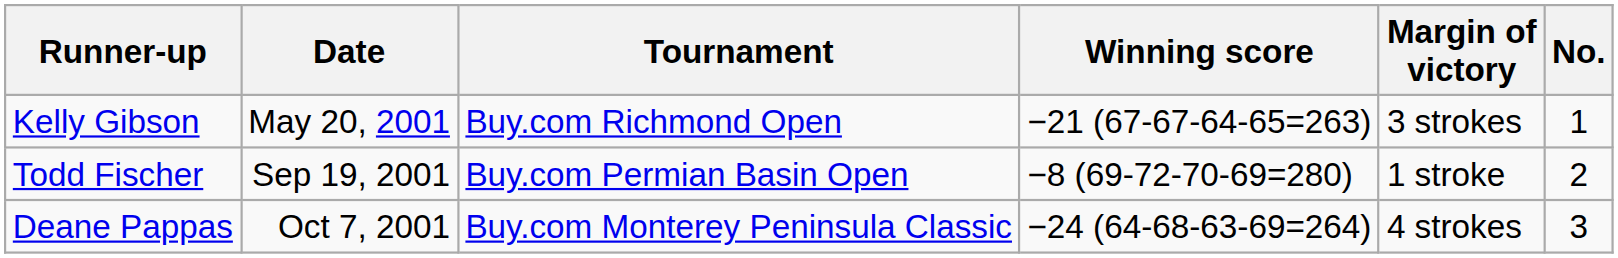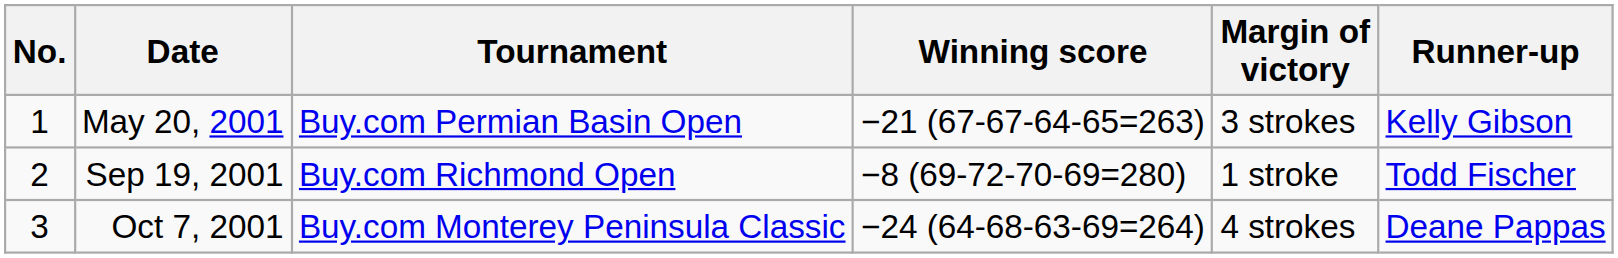columns swapped: (1579, 50) <-> (123, 50)
(654, 122) Buy.com Richmond Open -> (520, 122) Buy.com Permian Basin Open
(687, 174) Buy.com Permian Basin Open -> (487, 174) Buy.com Richmond Open
